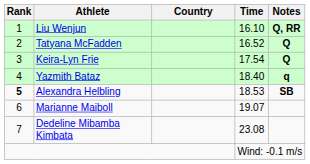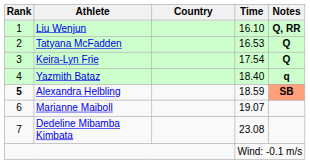(252, 44) 16.52 -> (252, 44) 16.53
(252, 92) 18.53 -> (252, 92) 18.59
(286, 92) no background -> (286, 92) lightsalmon background
